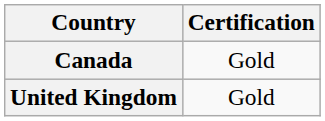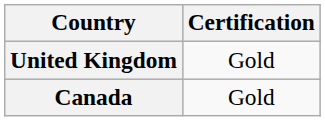rows swapped: (94, 60) <-> (94, 97)
